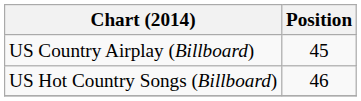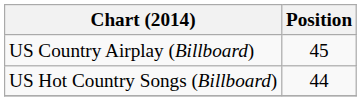(319, 80) 46 -> (319, 80) 44
